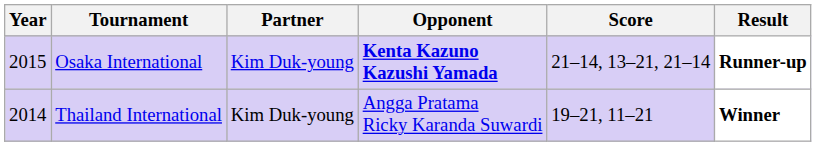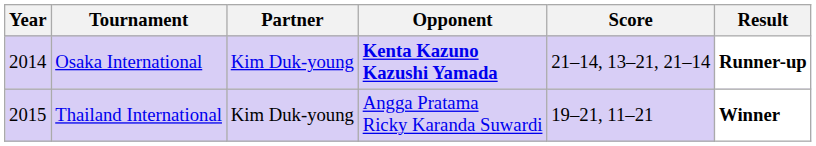(28, 62) 2015 -> (28, 62) 2014
(28, 115) 2014 -> (28, 115) 2015
